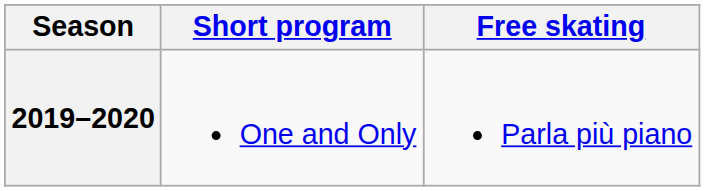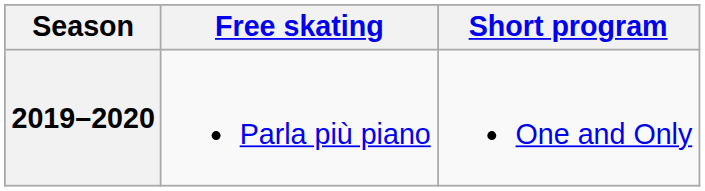columns swapped: (292, 27) <-> (561, 27)
